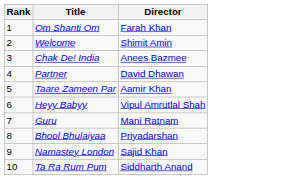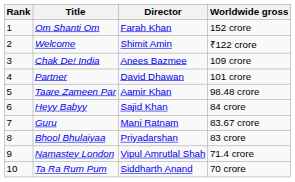+ column: (249, 12)
(163, 105) Vipul Amrutlal Shah -> (144, 107) Sajid Khan
(144, 151) Sajid Khan -> (163, 153) Vipul Amrutlal Shah
